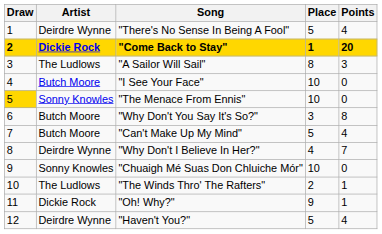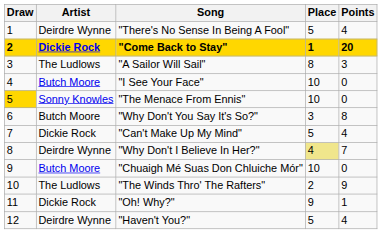(69, 133) Butch Moore -> (67, 133) Dickie Rock
(311, 151) no background -> (311, 151) khaki background
(76, 168) Sonny Knowles -> (69, 168) Butch Moore
(344, 185) 1 -> (344, 185) 9
